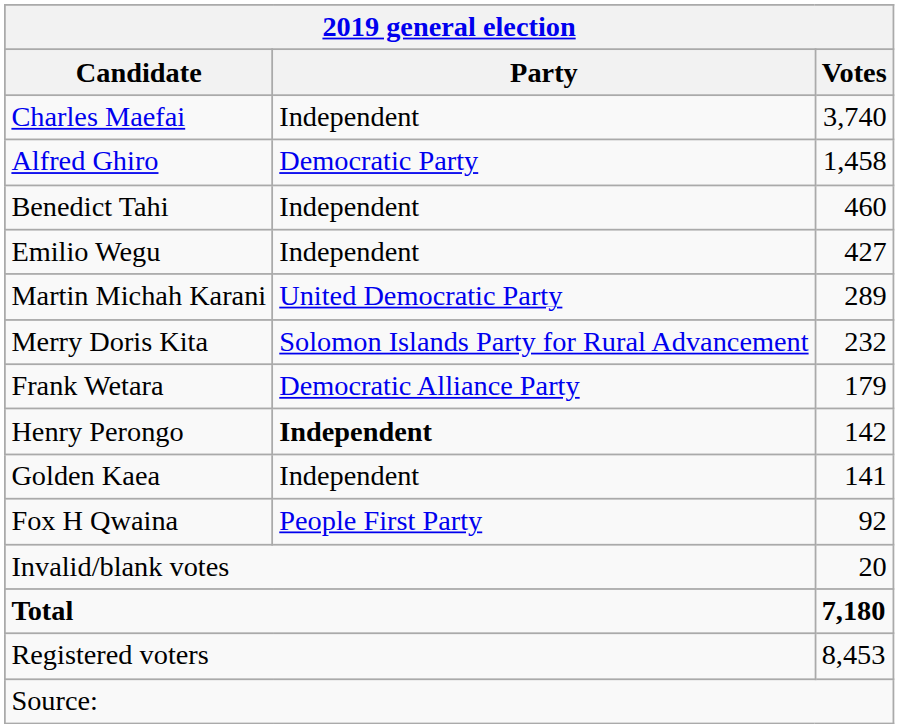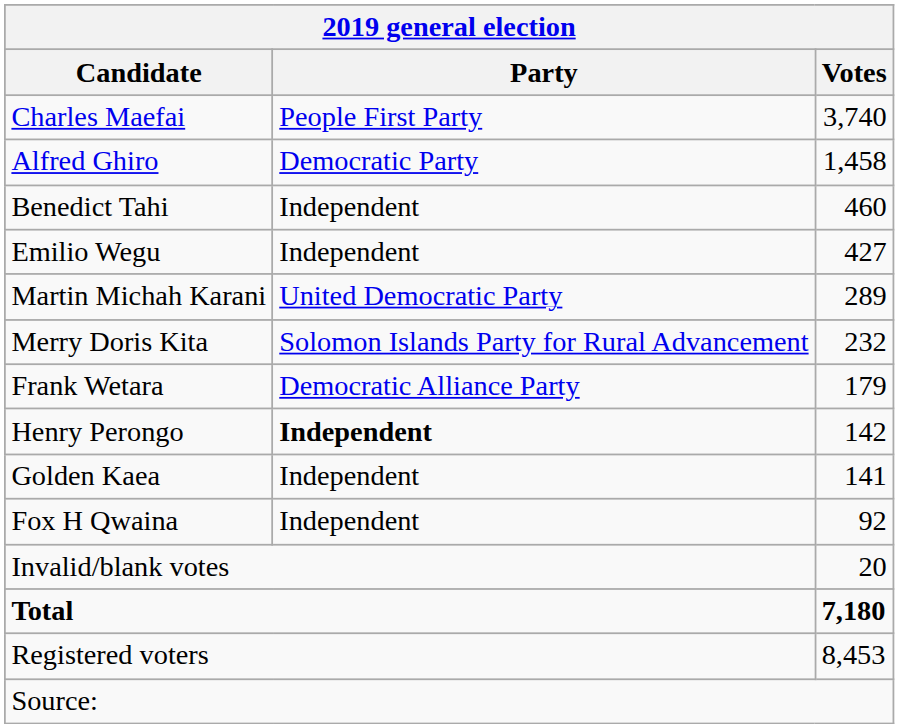(349, 116) Independent -> (381, 116) People First Party
(381, 521) People First Party -> (349, 521) Independent
